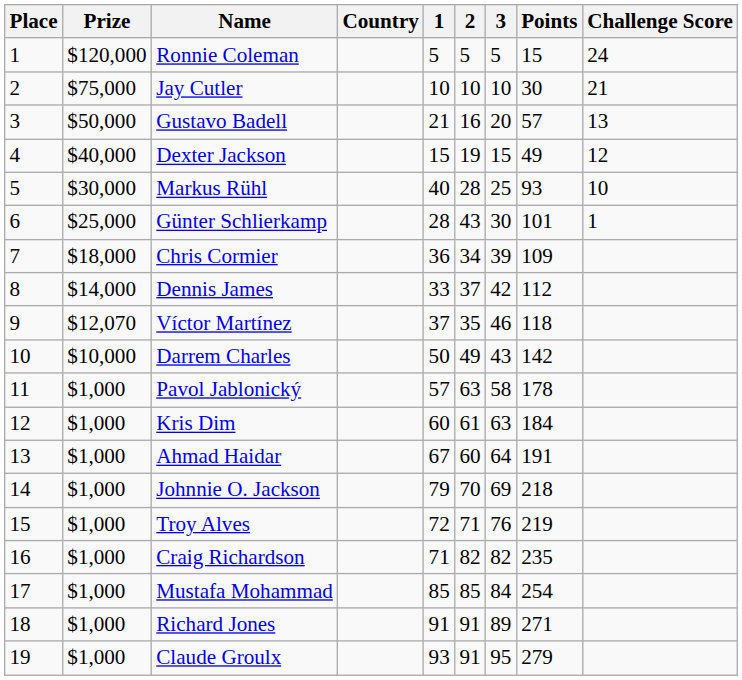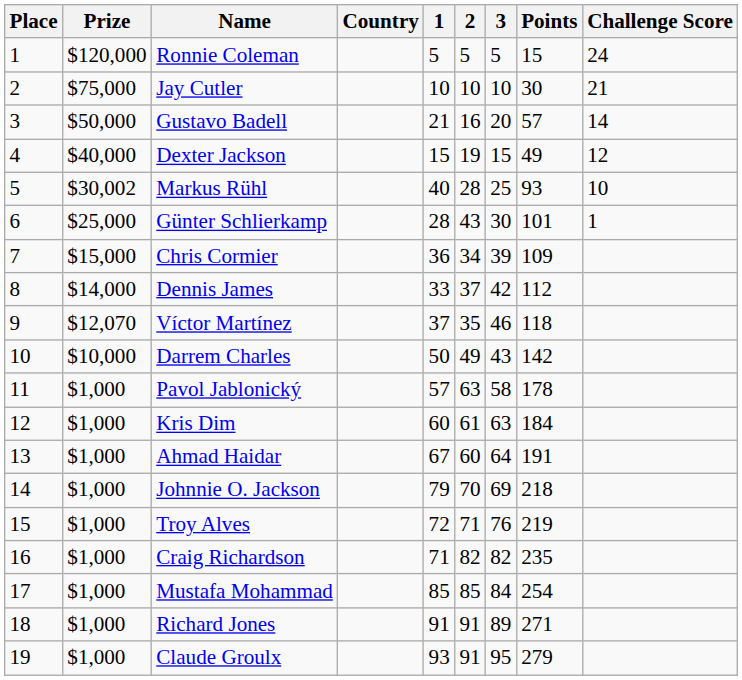(598, 121) 13 -> (598, 121) 14
(102, 188) $30,000 -> (102, 188) $30,002
(102, 255) $18,000 -> (102, 255) $15,000
